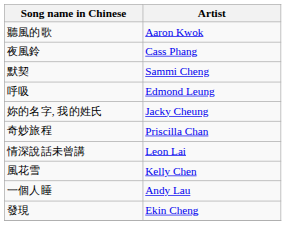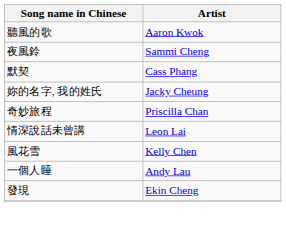(171, 52) Cass Phang -> (177, 52) Sammi Cheng
(177, 71) Sammi Cheng -> (171, 71) Cass Phang
- row: (18, 91)
